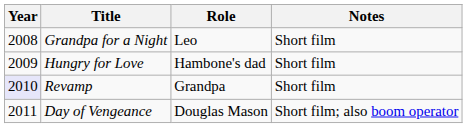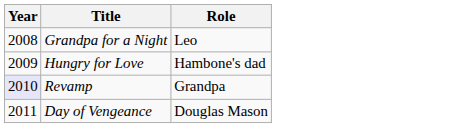- column: (367, 16)
